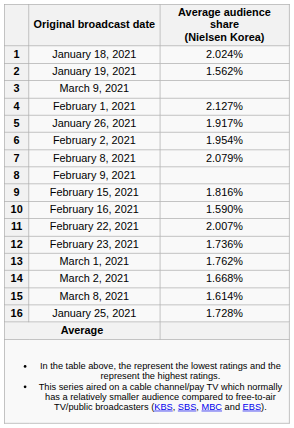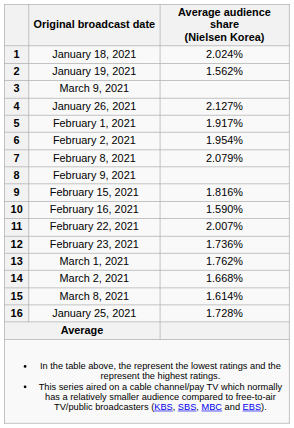(94, 106) February 1, 2021 -> (94, 106) January 26, 2021
(94, 123) January 26, 2021 -> (94, 123) February 1, 2021
